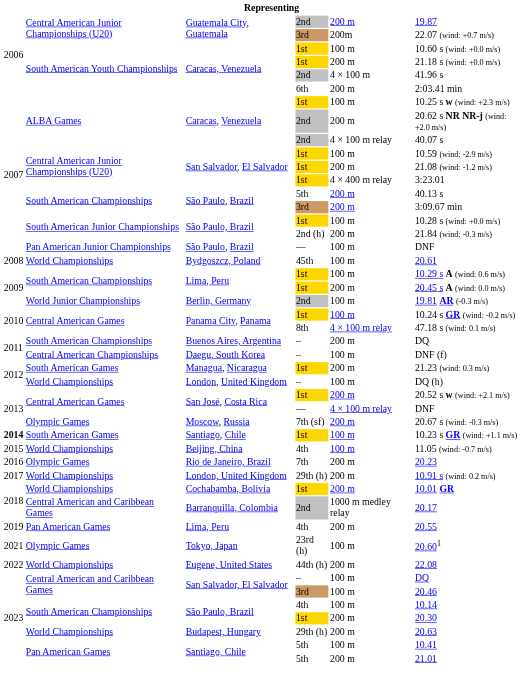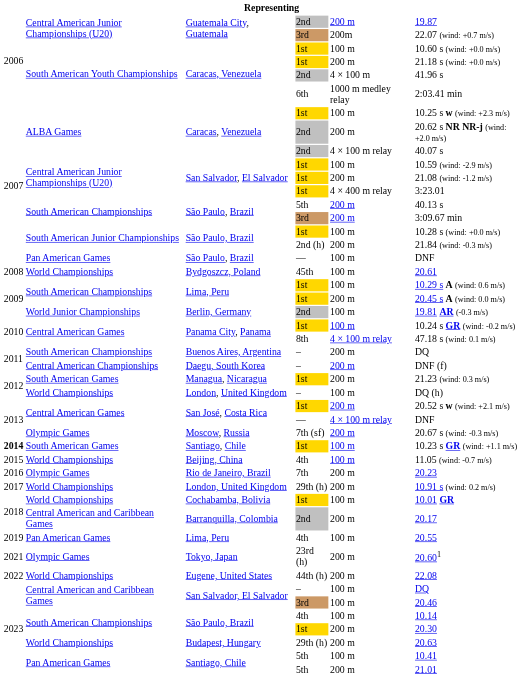(342, 89) 200 m -> (360, 94) 1000 m medley relay
(98, 247) Pan American Junior Championships -> (68, 258) Pan American Games
(342, 354) 100 m -> (342, 365) 200 m
(342, 489) 200 m -> (342, 500) 100 m
(360, 508) 1000 m medley relay -> (342, 519) 200 m
(342, 527) 200 m -> (342, 537) 100 m
(342, 545) 100 m -> (342, 556) 200 m
